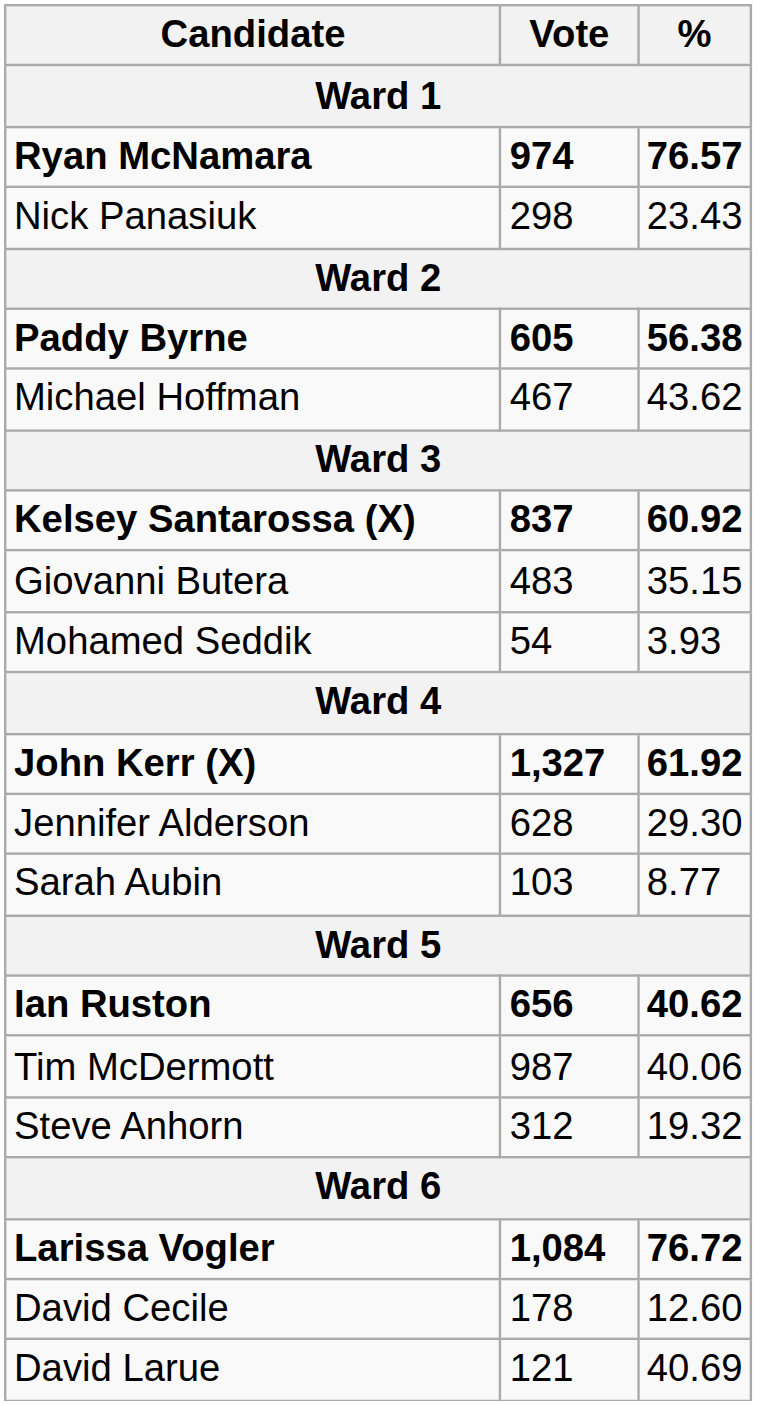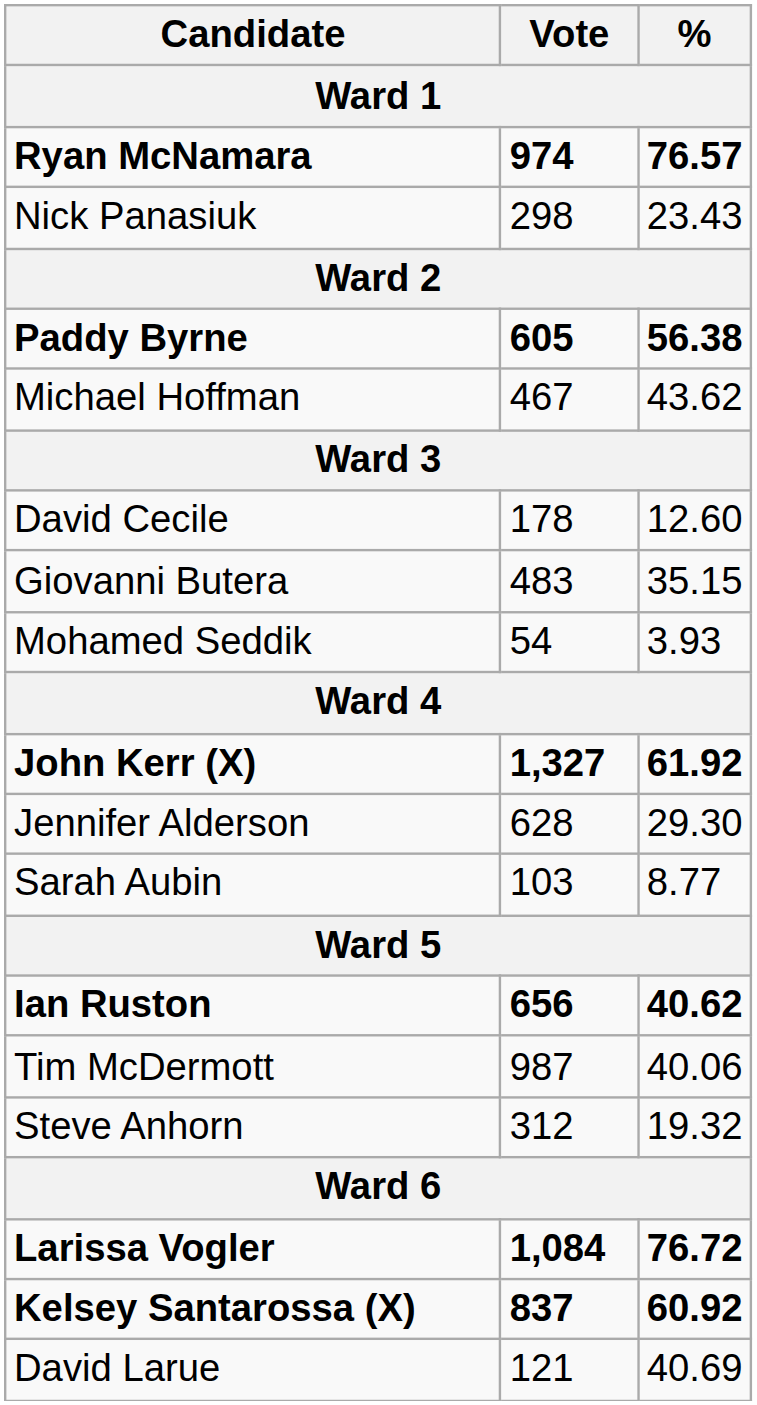rows swapped: (215, 519) <-> (121, 1308)
